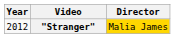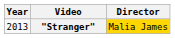(17, 26) 2012 -> (17, 26) 2013
